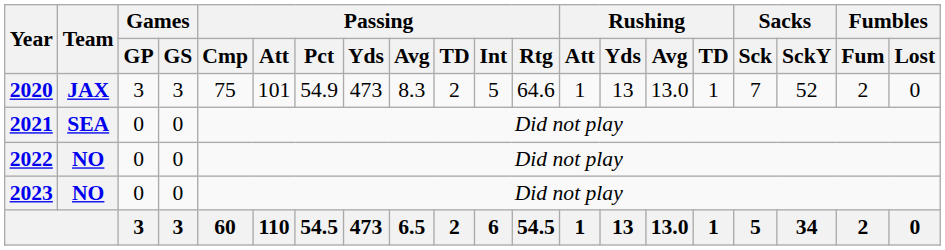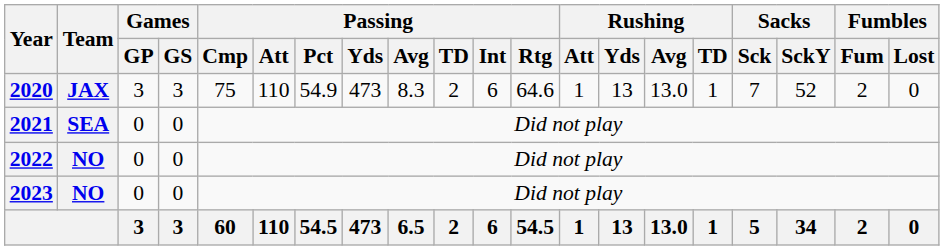(274, 90) 101 -> (274, 90) 110
(493, 90) 5 -> (492, 90) 6
